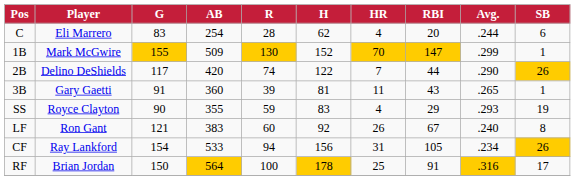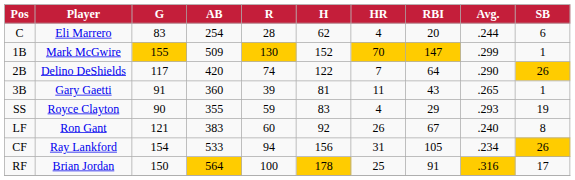(433, 71) 44 -> (433, 71) 64
